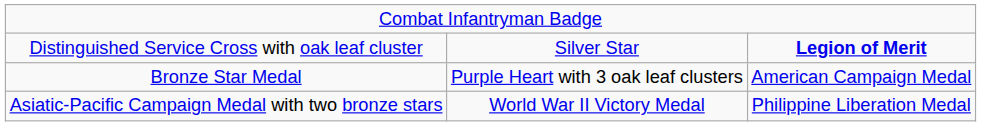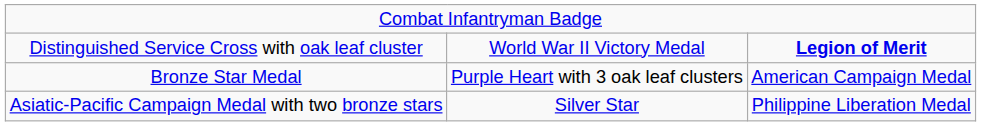(597, 47) Silver Star -> (597, 47) World War II Victory Medal
(597, 105) World War II Victory Medal -> (597, 105) Silver Star
